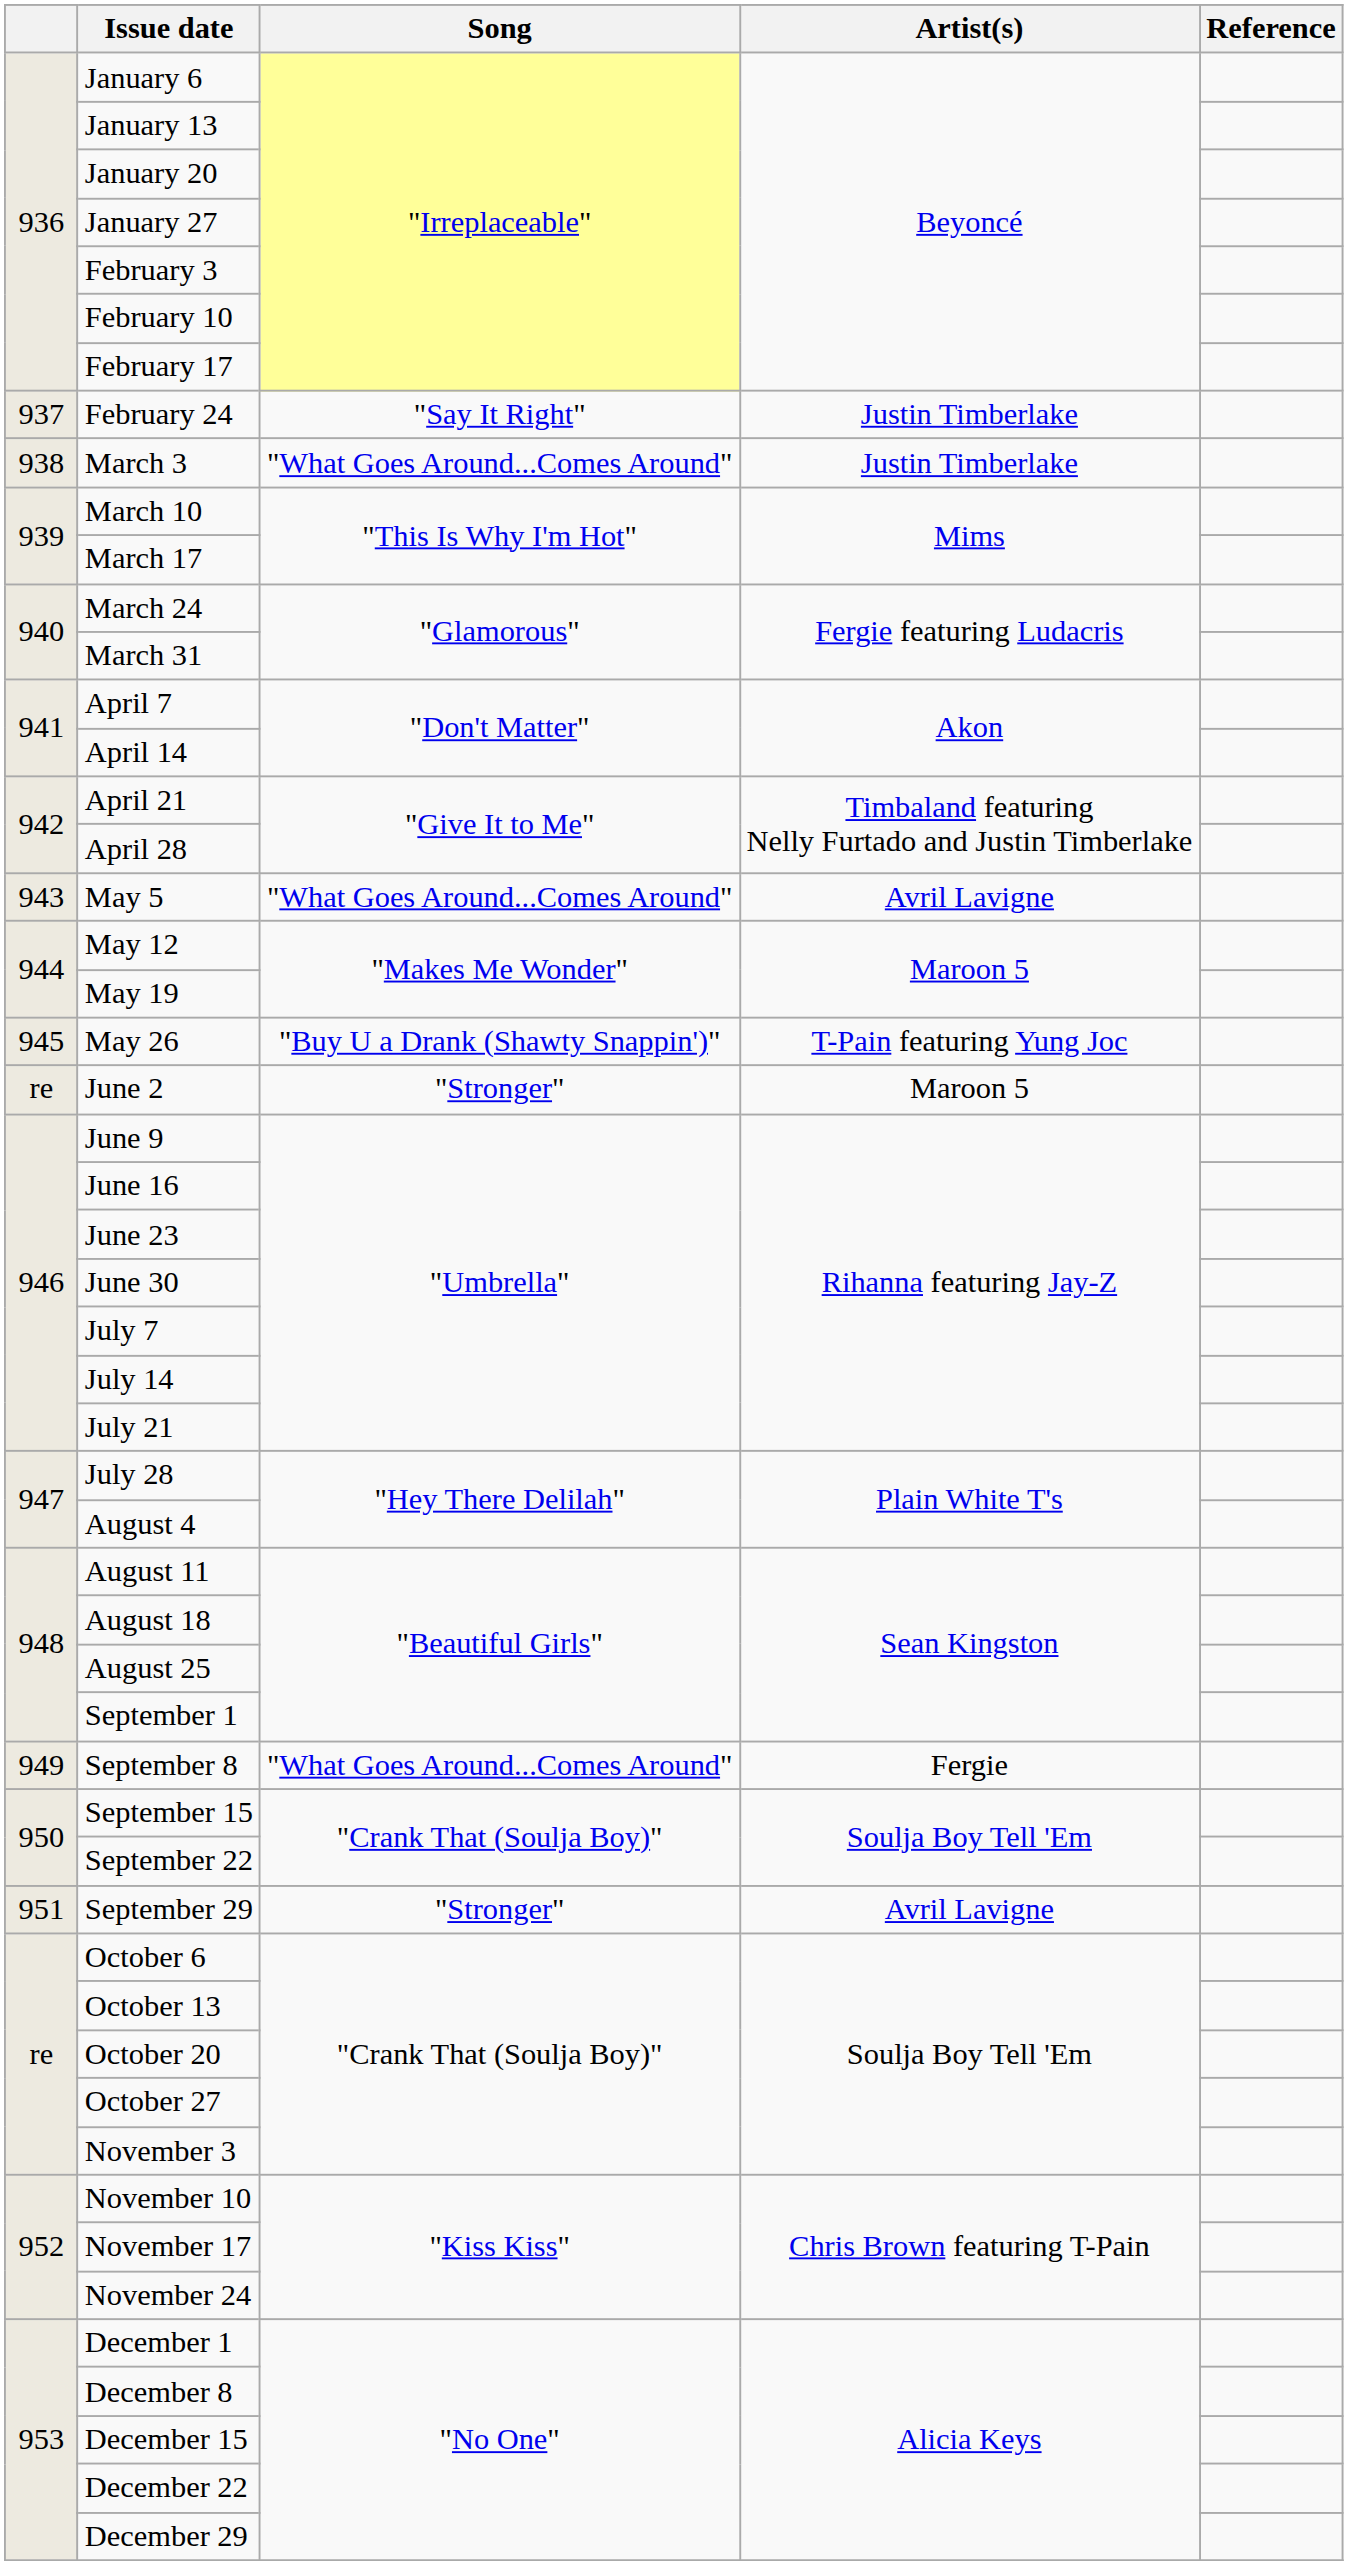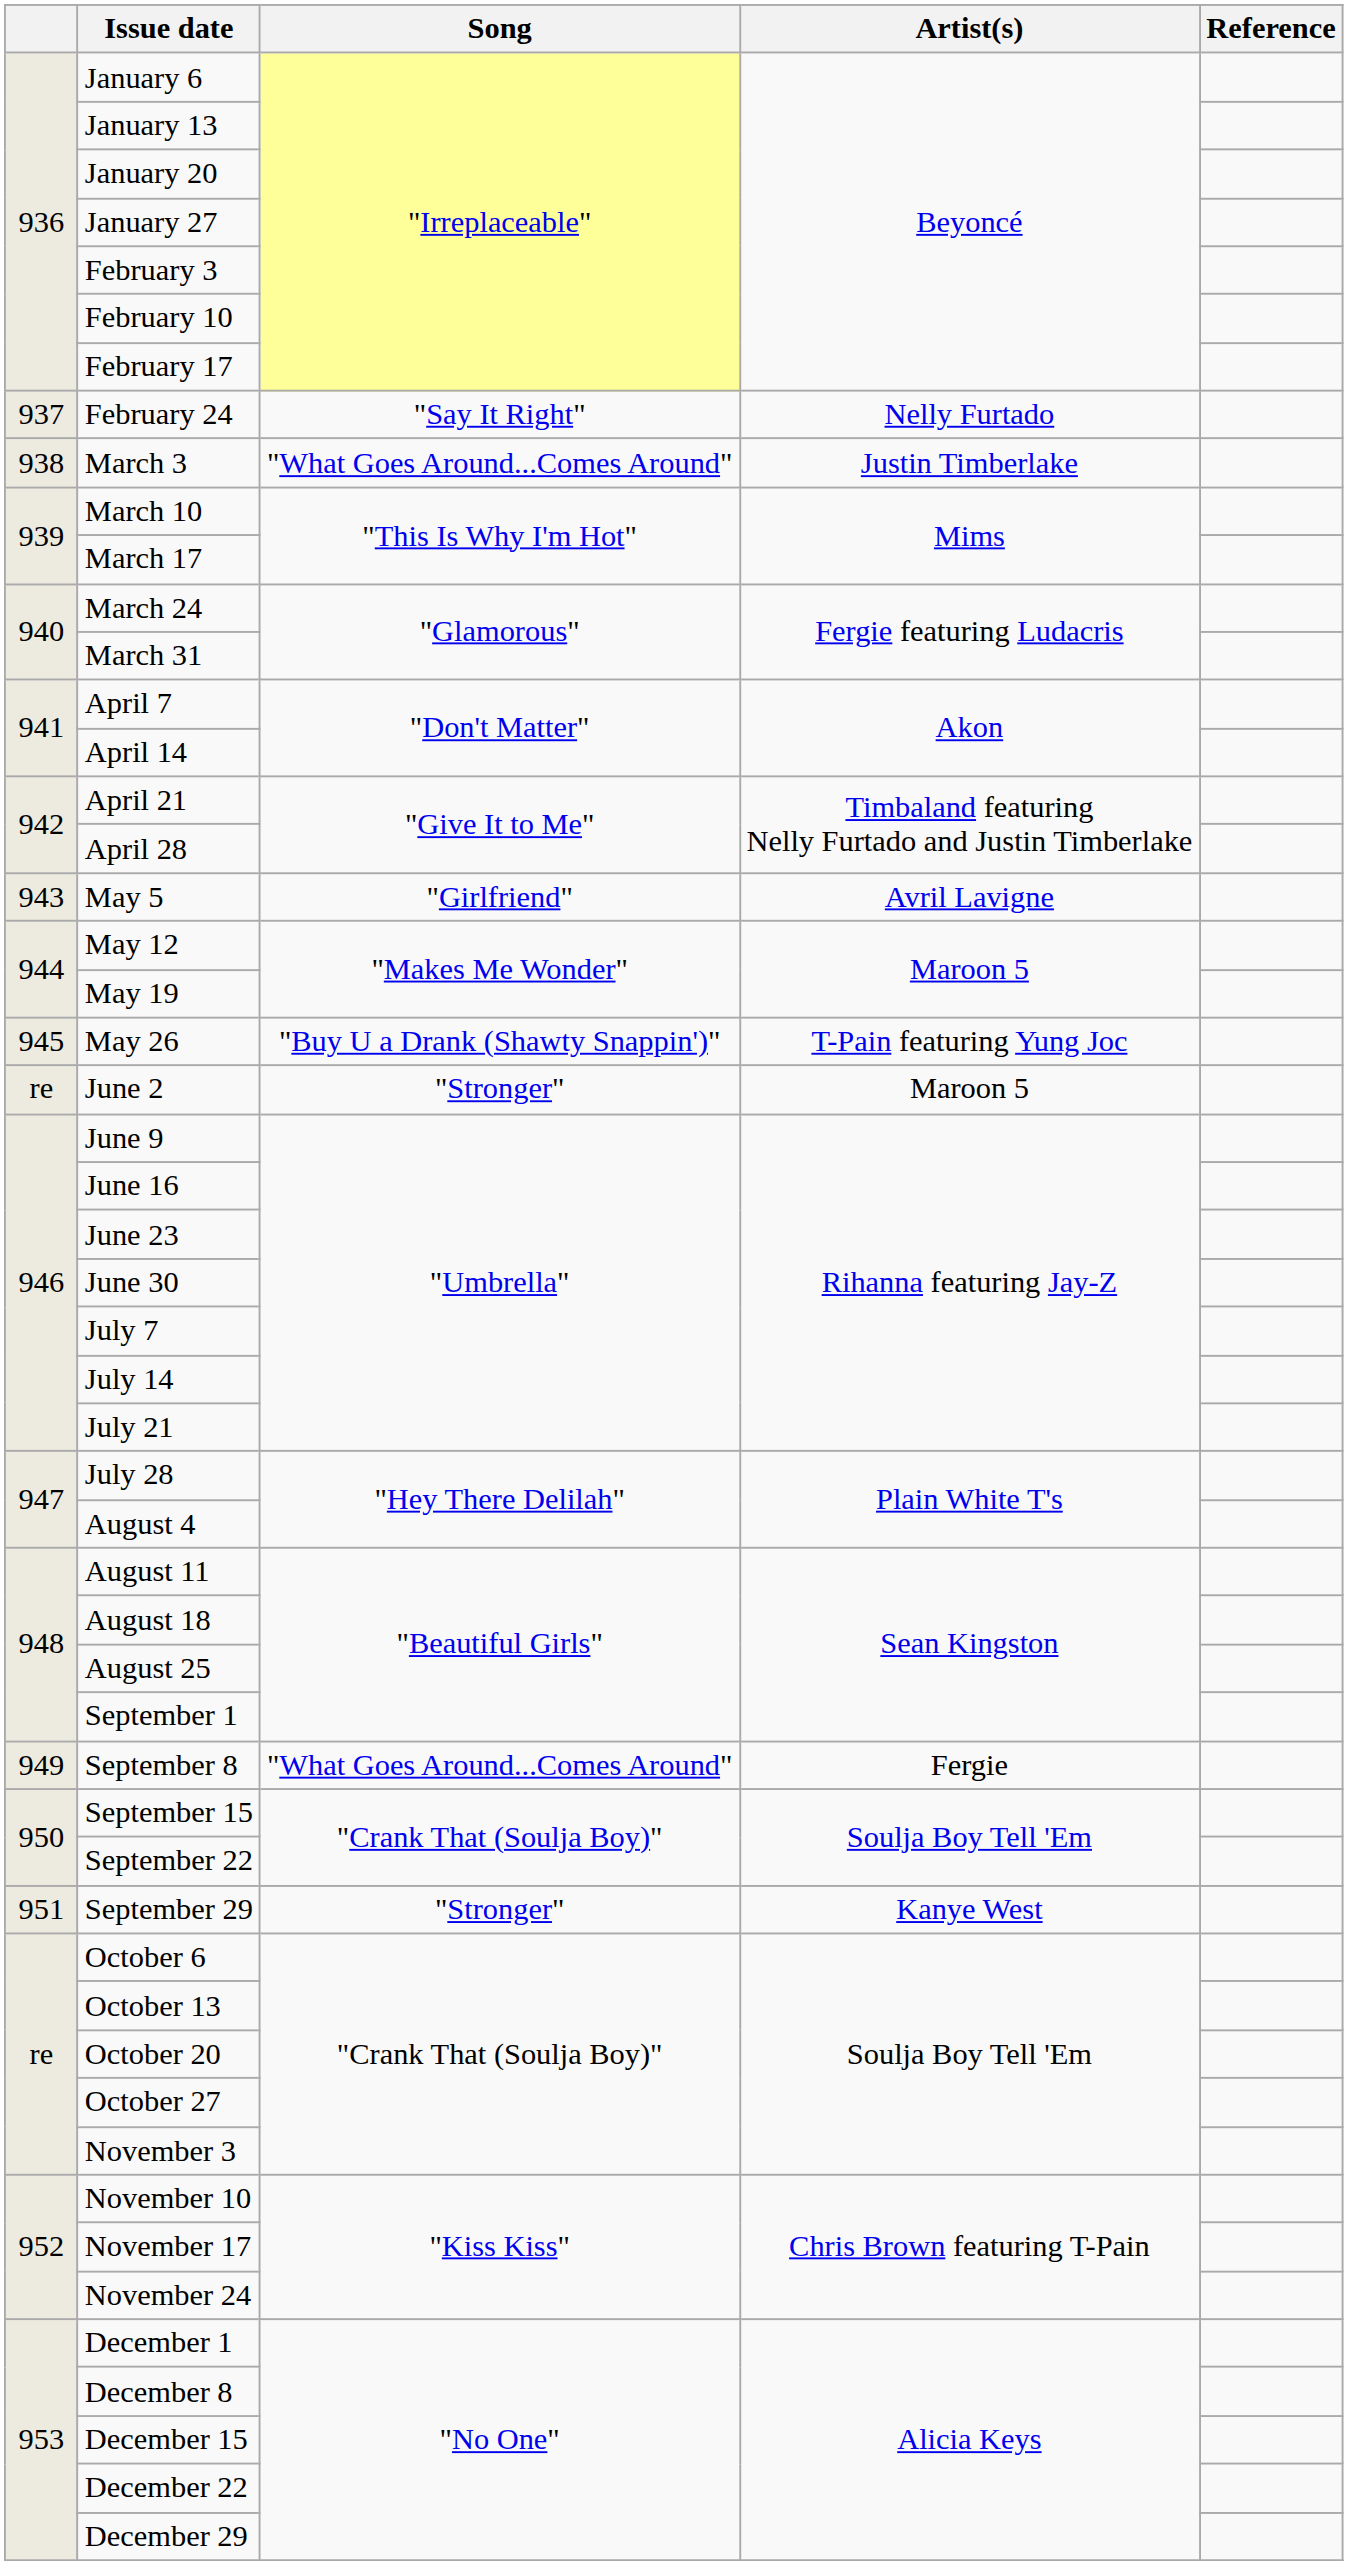(969, 414) Justin Timberlake -> (969, 414) Nelly Furtado
(500, 896) "What Goes Around...Comes Around" -> (500, 896) "Girlfriend"
(969, 1908) Avril Lavigne -> (969, 1908) Kanye West
